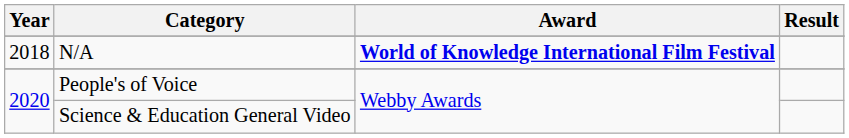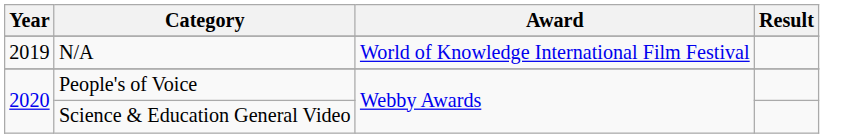(29, 52) 2018 -> (29, 52) 2019
(567, 52) bold -> (555, 52) normal
